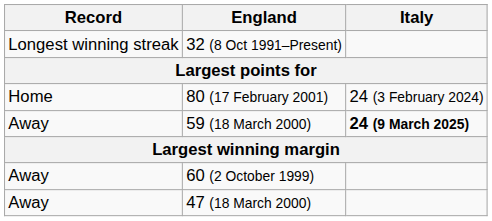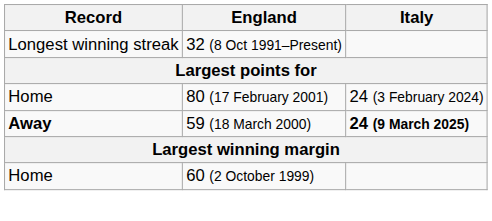(29, 123) normal -> (30, 123) bold
(29, 176) Away -> (31, 176) Home
- row: (249, 202)
